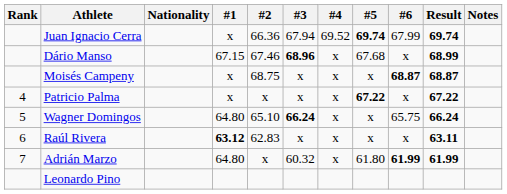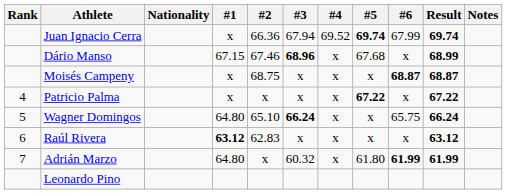(444, 138) 63.11 -> (444, 138) 63.12
